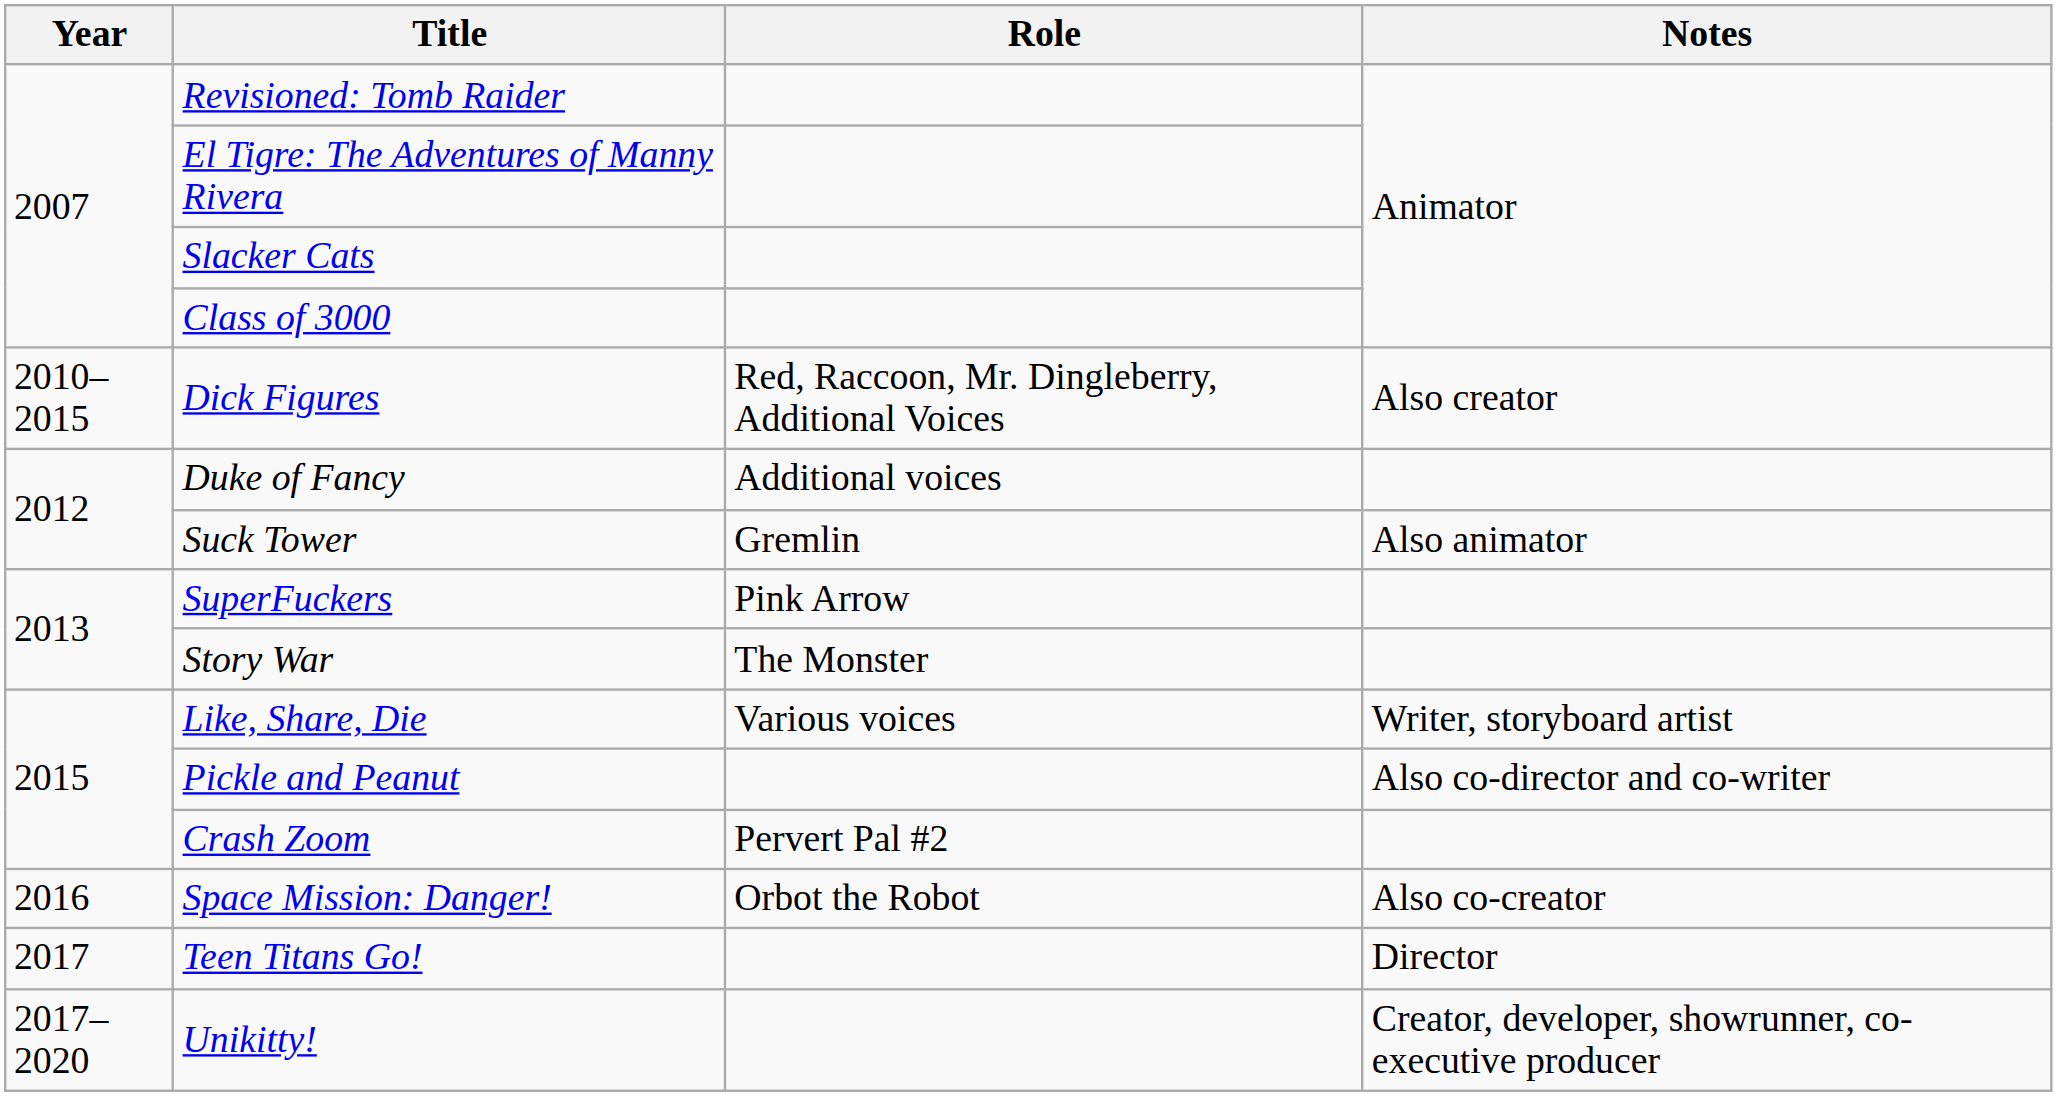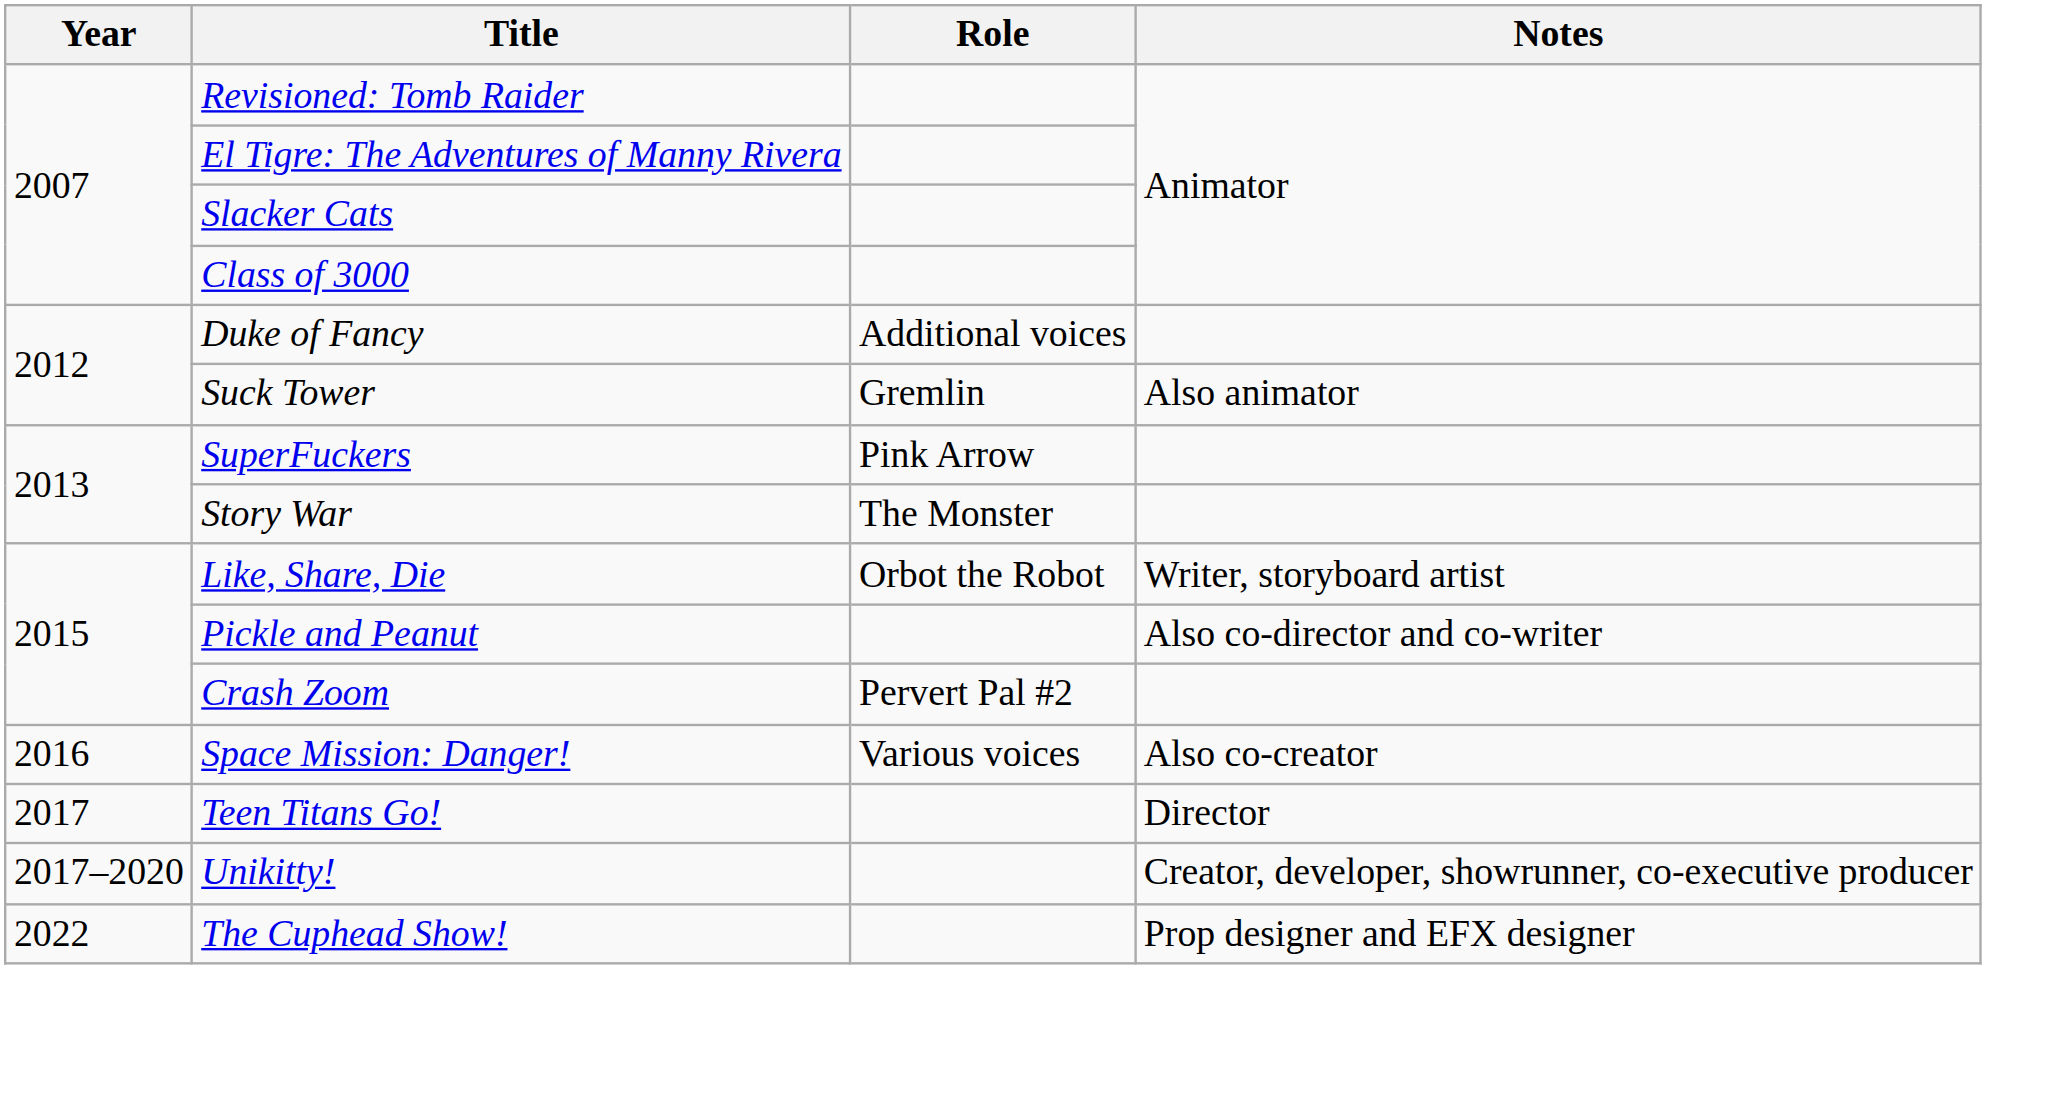- row: (281, 397)
(845, 718) Various voices -> (982, 573) Orbot the Robot
(857, 897) Orbot the Robot -> (970, 753) Various voices
+ row: (354, 932)
